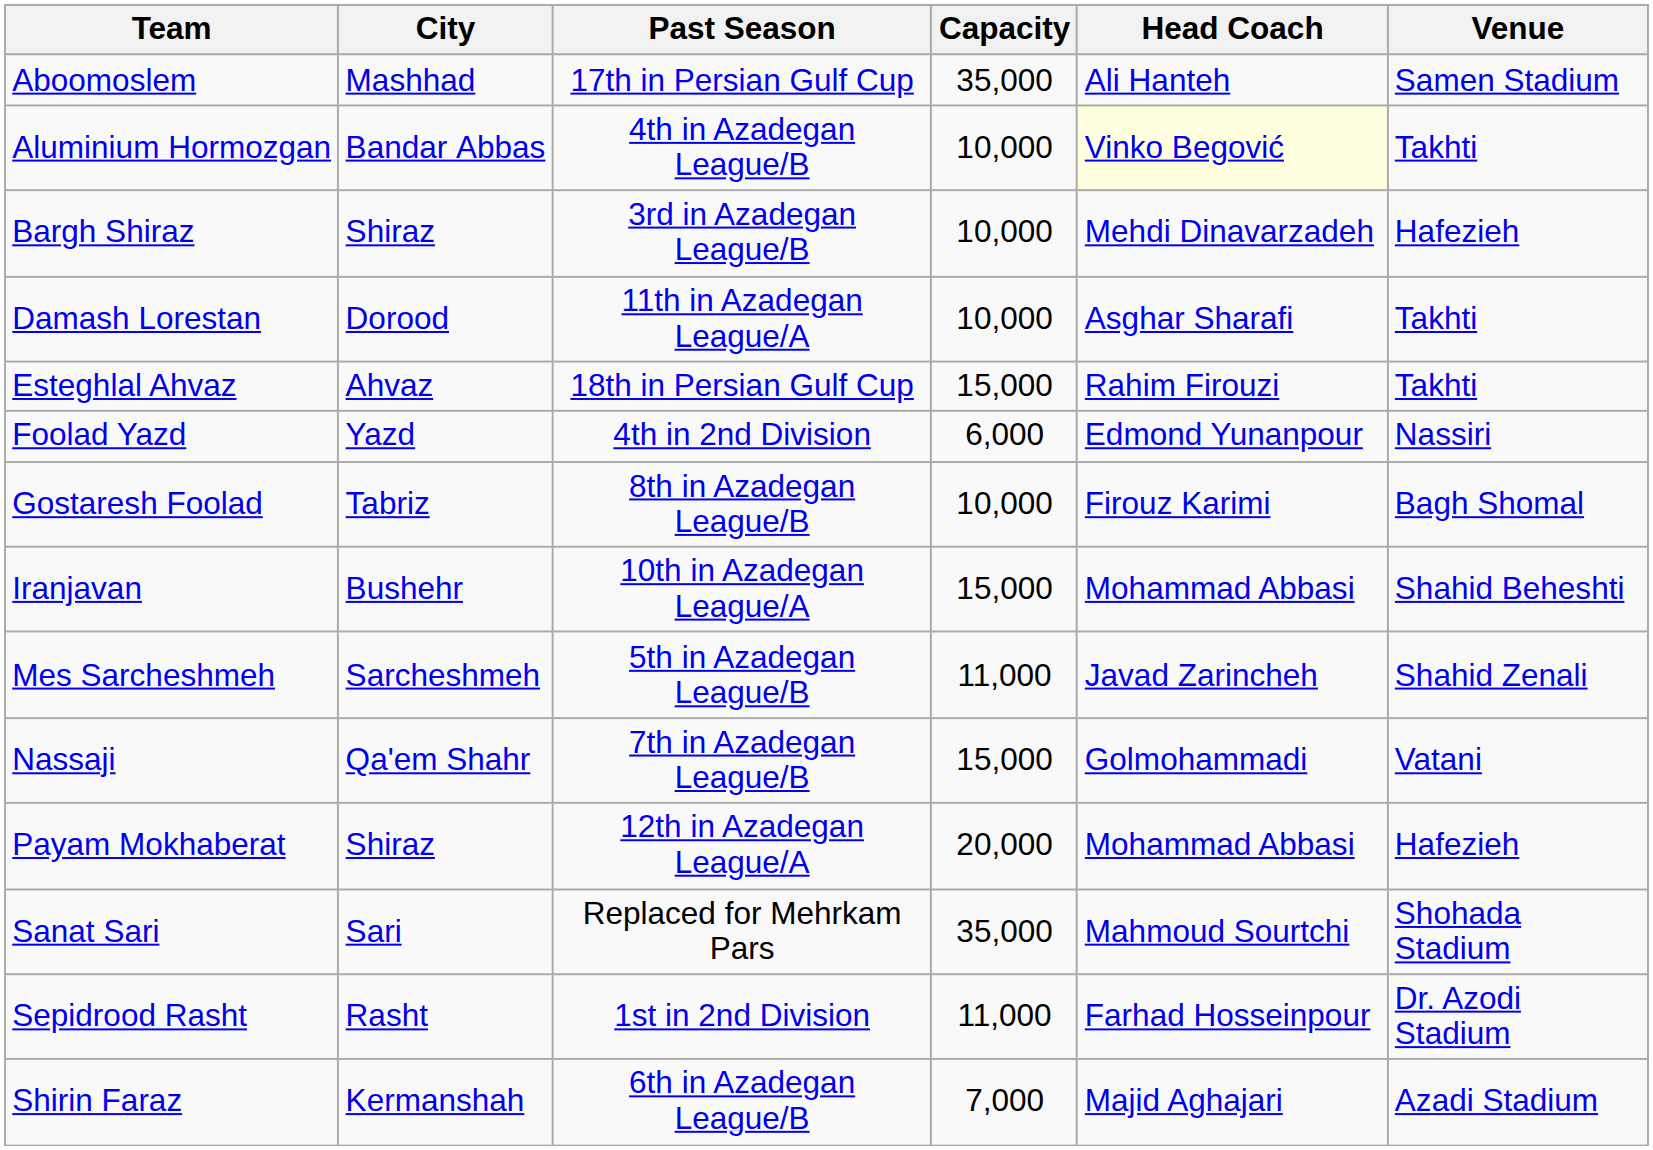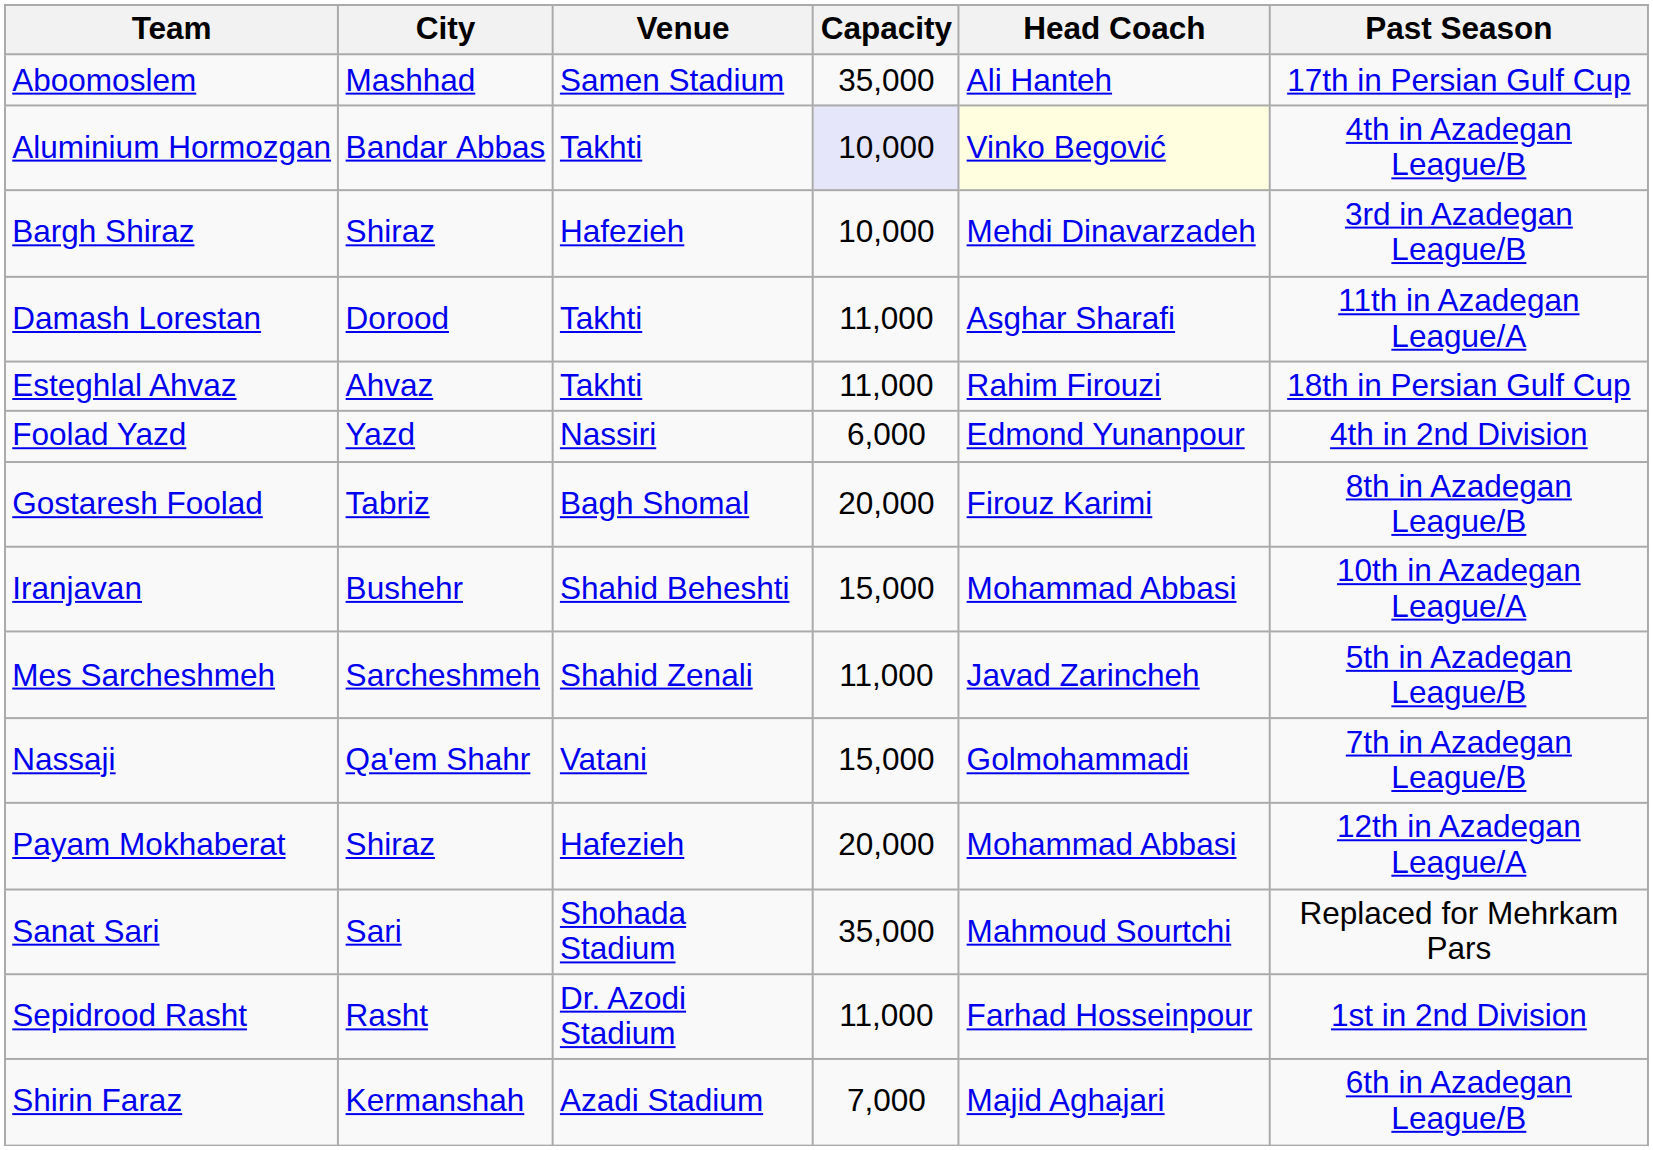columns swapped: (1518, 29) <-> (742, 29)
(1005, 147) no background -> (886, 147) lavender background
(1005, 318) 10,000 -> (886, 318) 11,000
(1005, 385) 15,000 -> (886, 385) 11,000
(1005, 503) 10,000 -> (886, 503) 20,000
